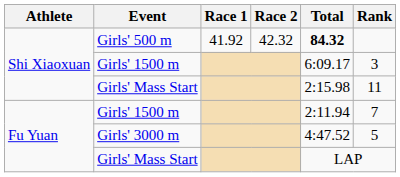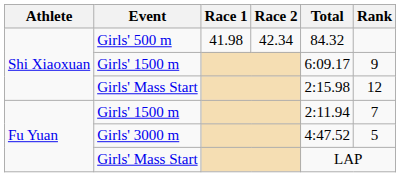(226, 40) 41.92 -> (226, 40) 41.98
(276, 40) 42.32 -> (276, 40) 42.34
(327, 40) bold -> (327, 40) normal
(375, 64) 3 -> (375, 64) 9
(375, 87) 11 -> (375, 87) 12
